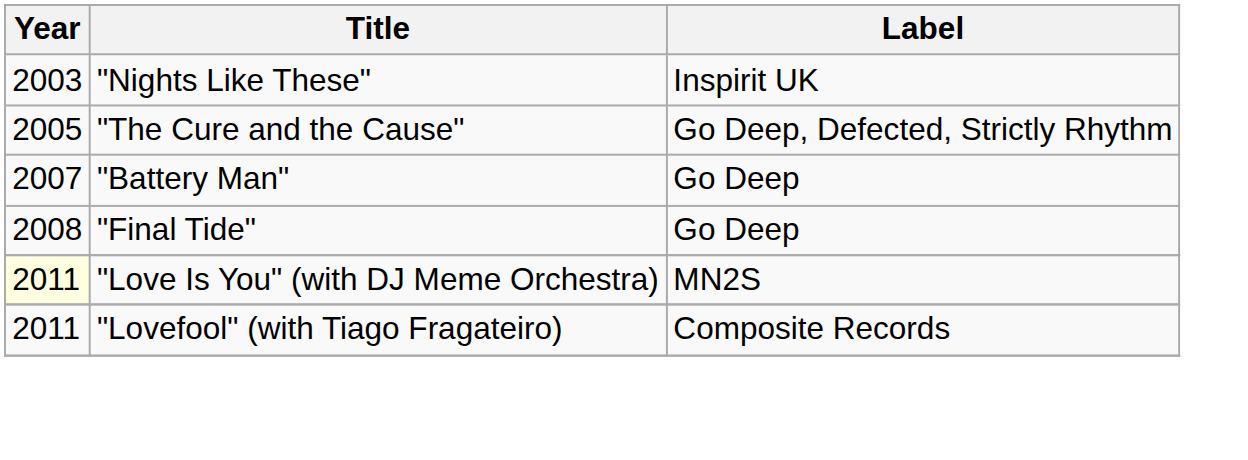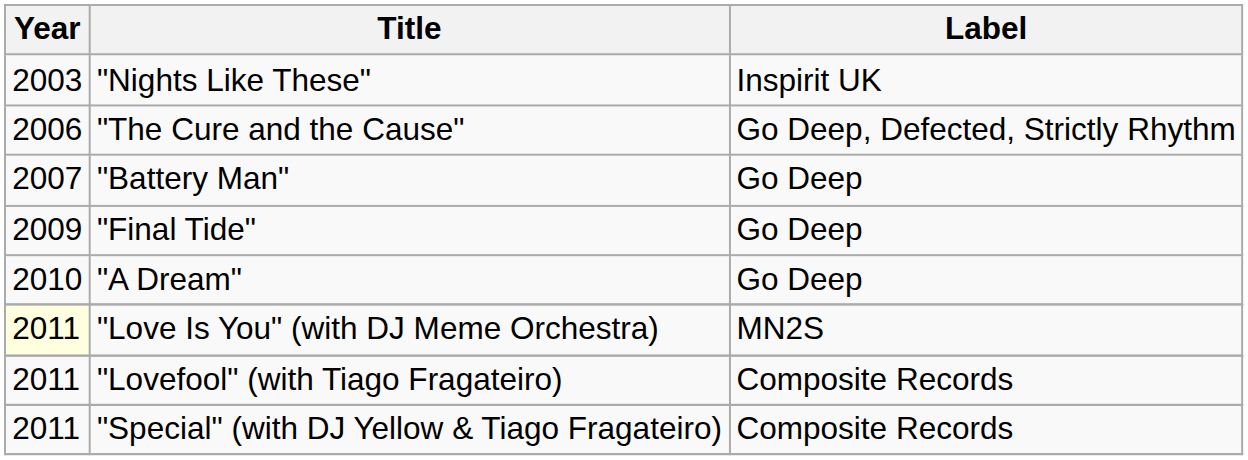(47, 129) 2005 -> (47, 129) 2006
(47, 229) 2008 -> (47, 229) 2009
+ row: (169, 279)
+ row: (409, 429)
